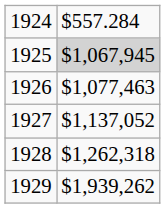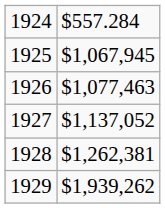(108, 54) lightgrey background -> (108, 54) no background
(108, 153) $1,262,318 -> (108, 153) $1,262,381
